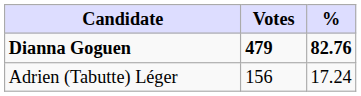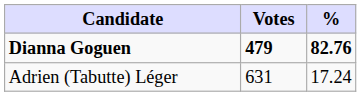(259, 76) 156 -> (259, 76) 631
